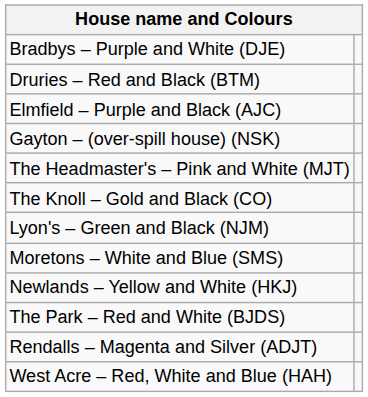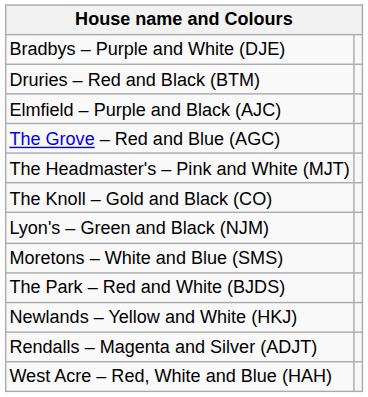- row: (145, 139)
+ row: (145, 139)
rows swapped: (153, 287) <-> (147, 317)
